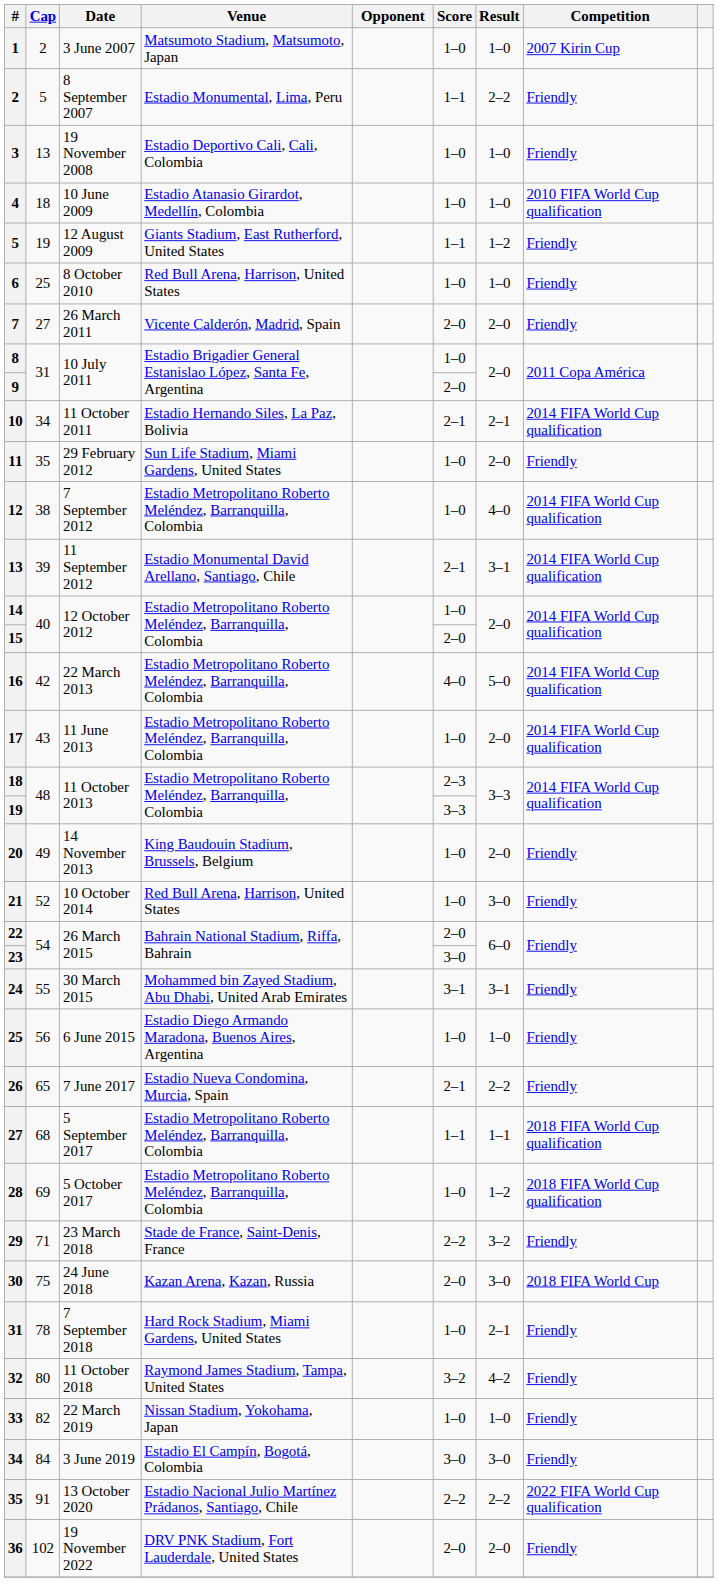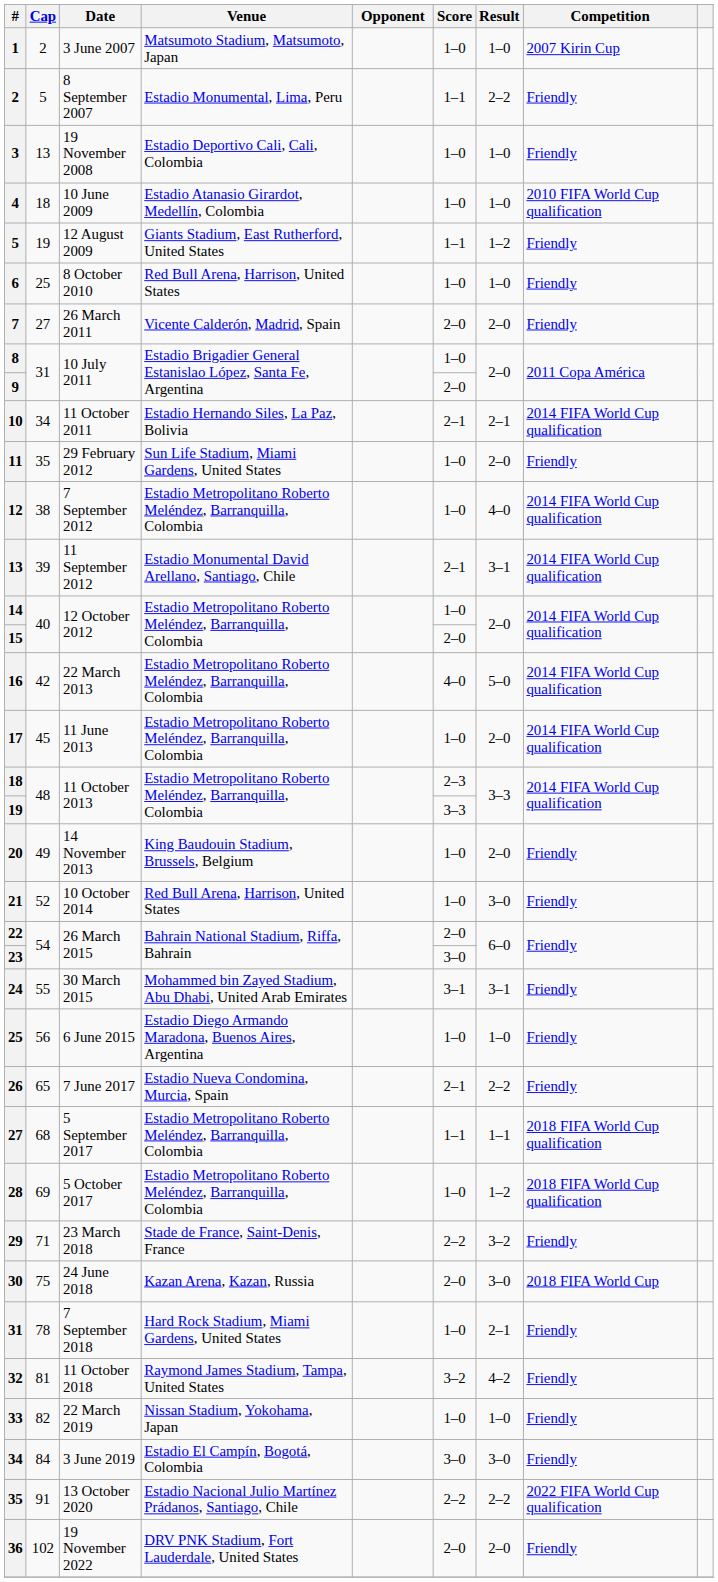(43, 738) 43 -> (43, 738) 45
(43, 1378) 80 -> (43, 1378) 81
